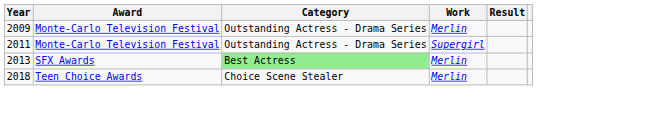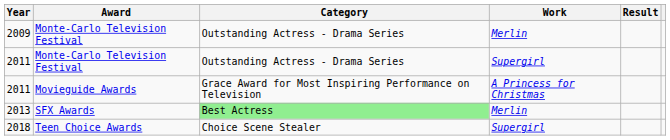+ row: (19, 89)
(449, 77) Merlin -> (518, 127) Supergirl
